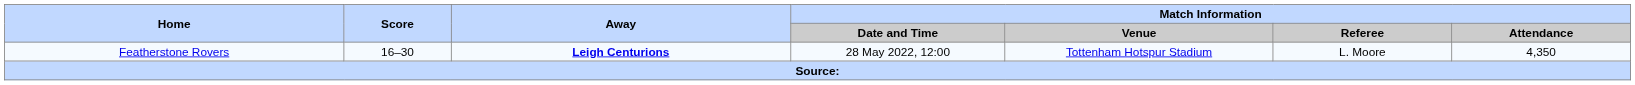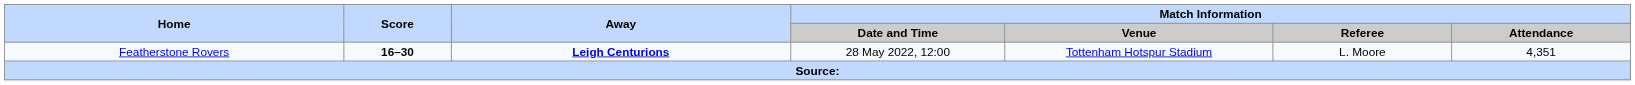(398, 52) normal -> (398, 52) bold
(1541, 52) 4,350 -> (1541, 52) 4,351
